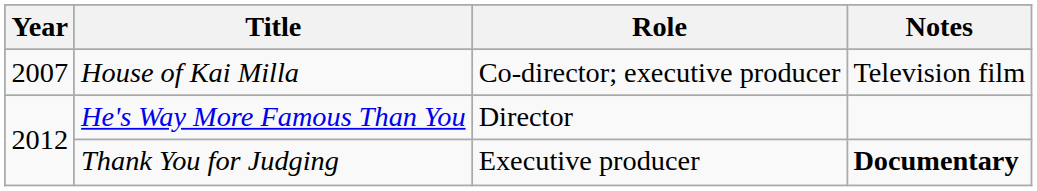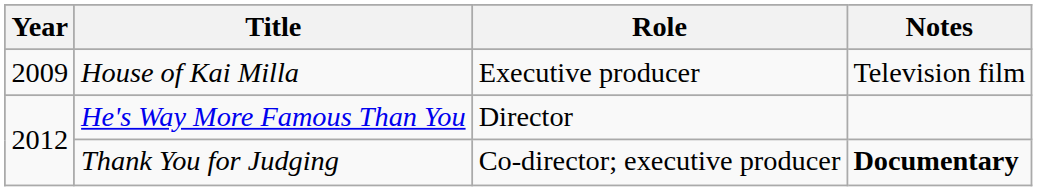(40, 71) 2007 -> (40, 71) 2009
(659, 71) Co-director; executive producer -> (589, 71) Executive producer
(589, 161) Executive producer -> (659, 161) Co-director; executive producer
